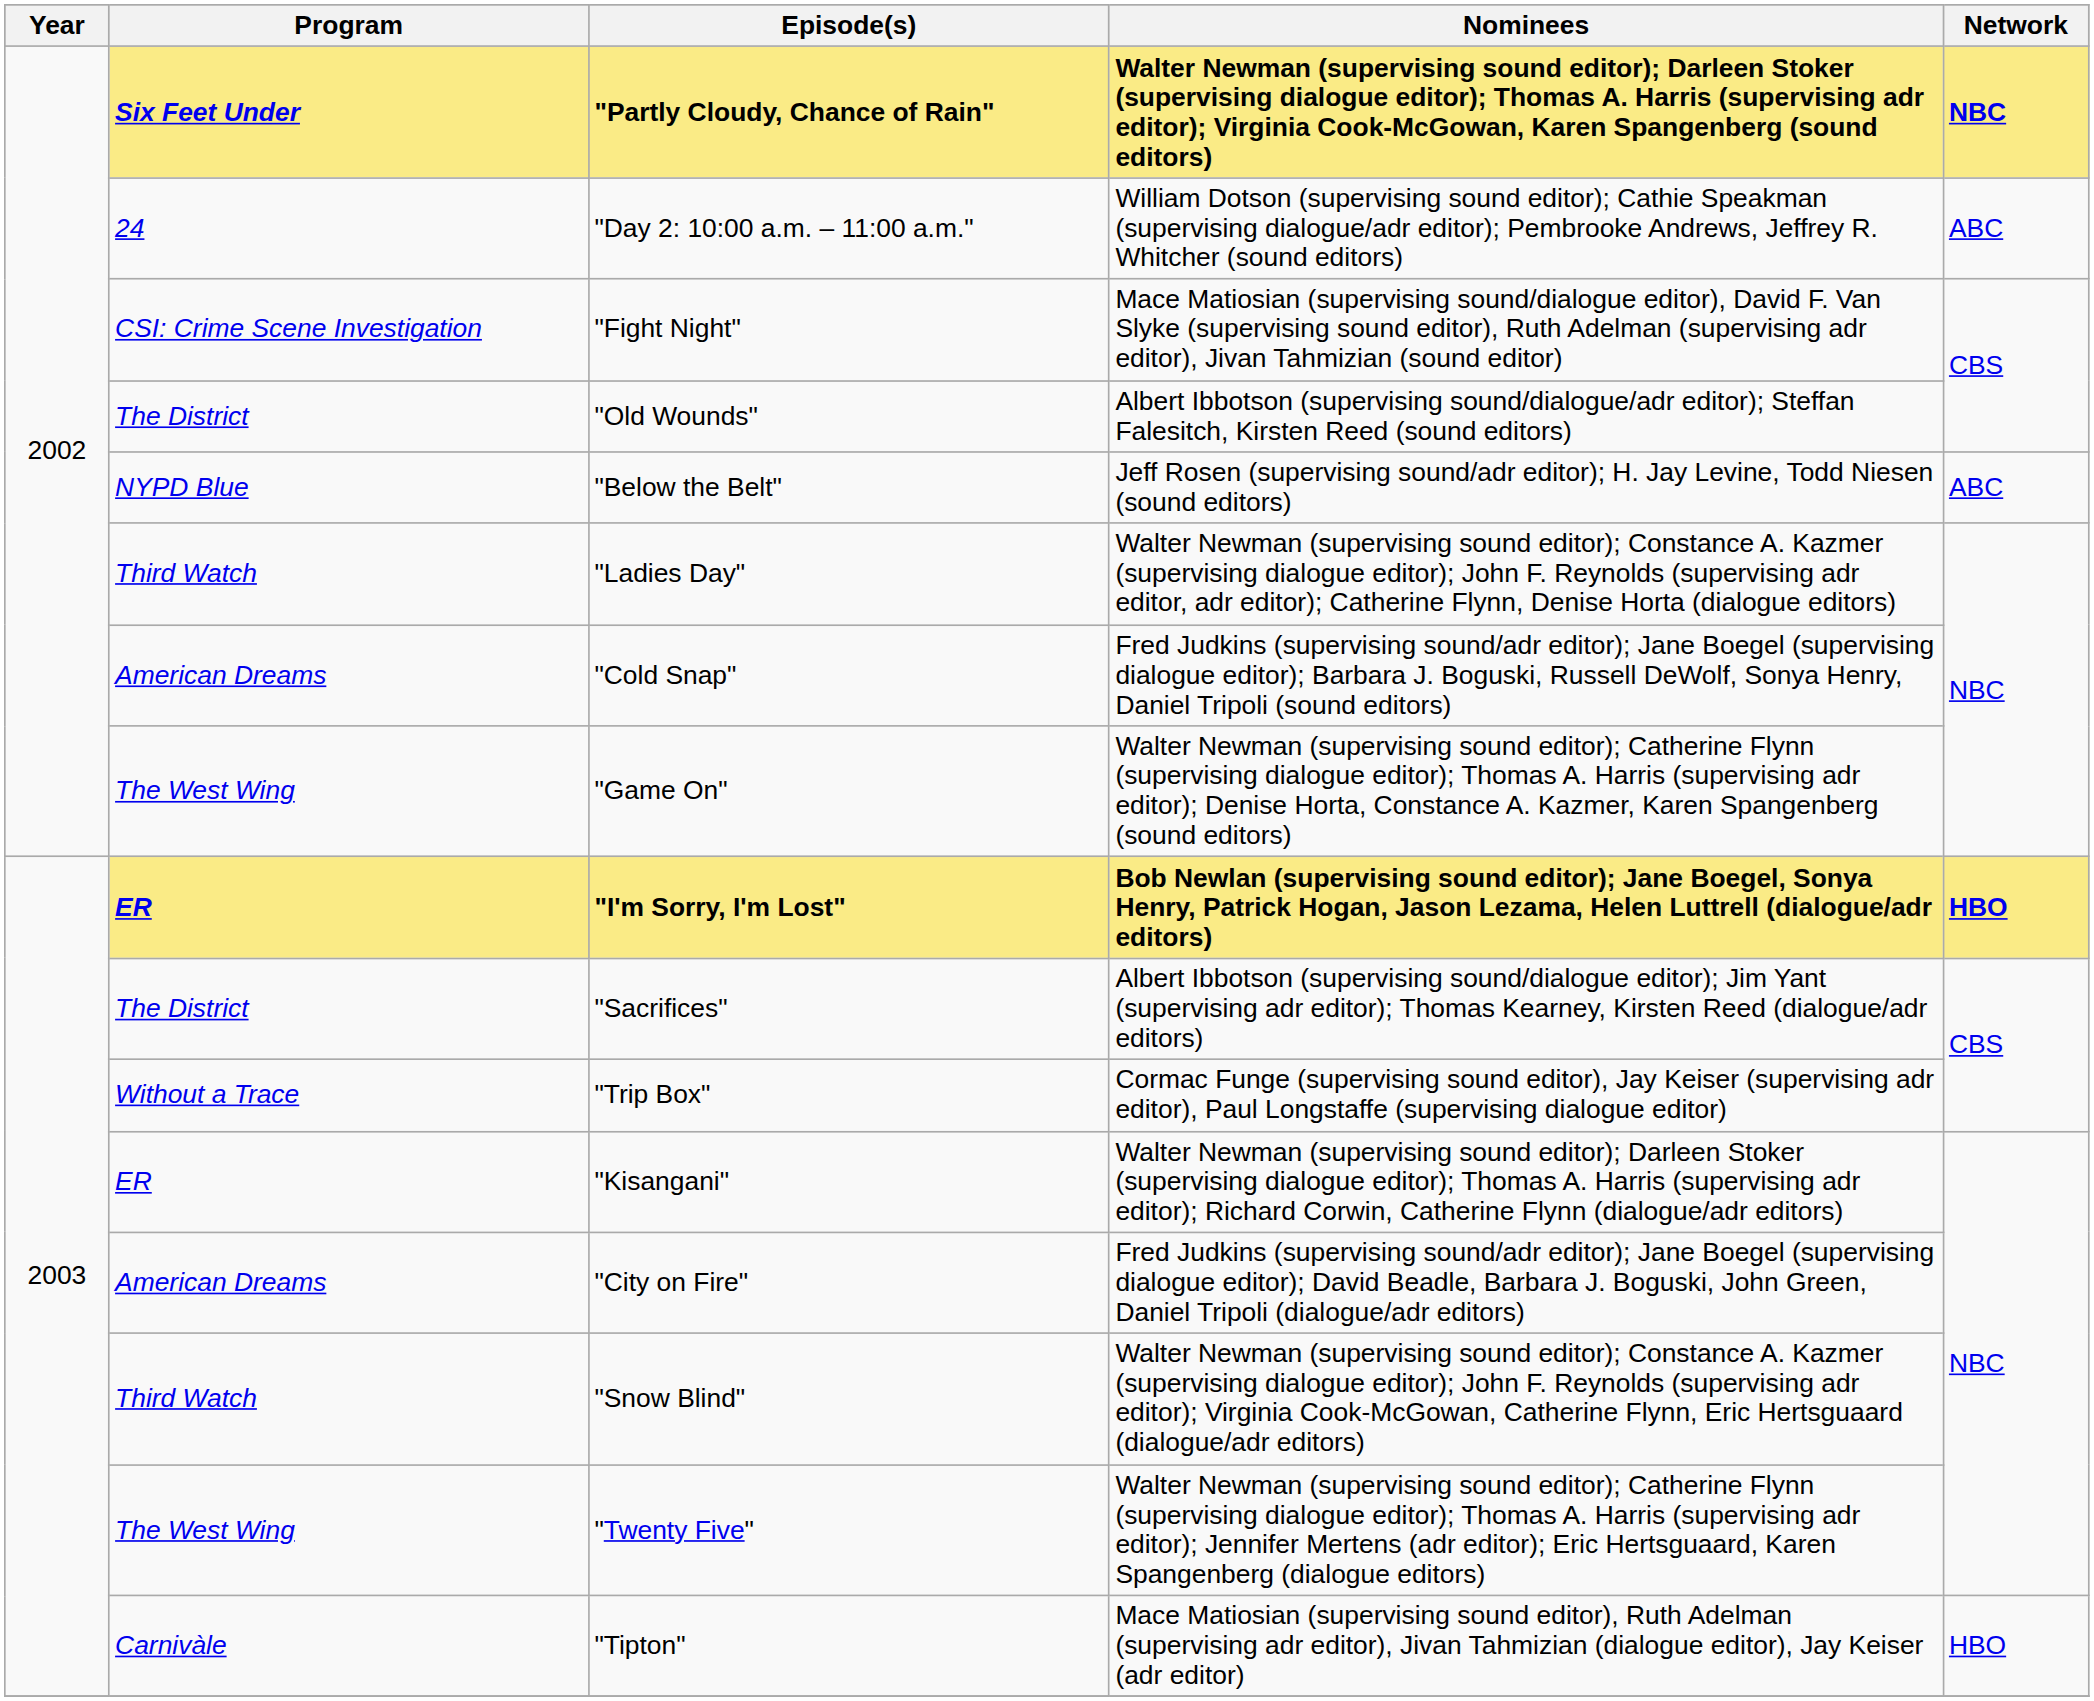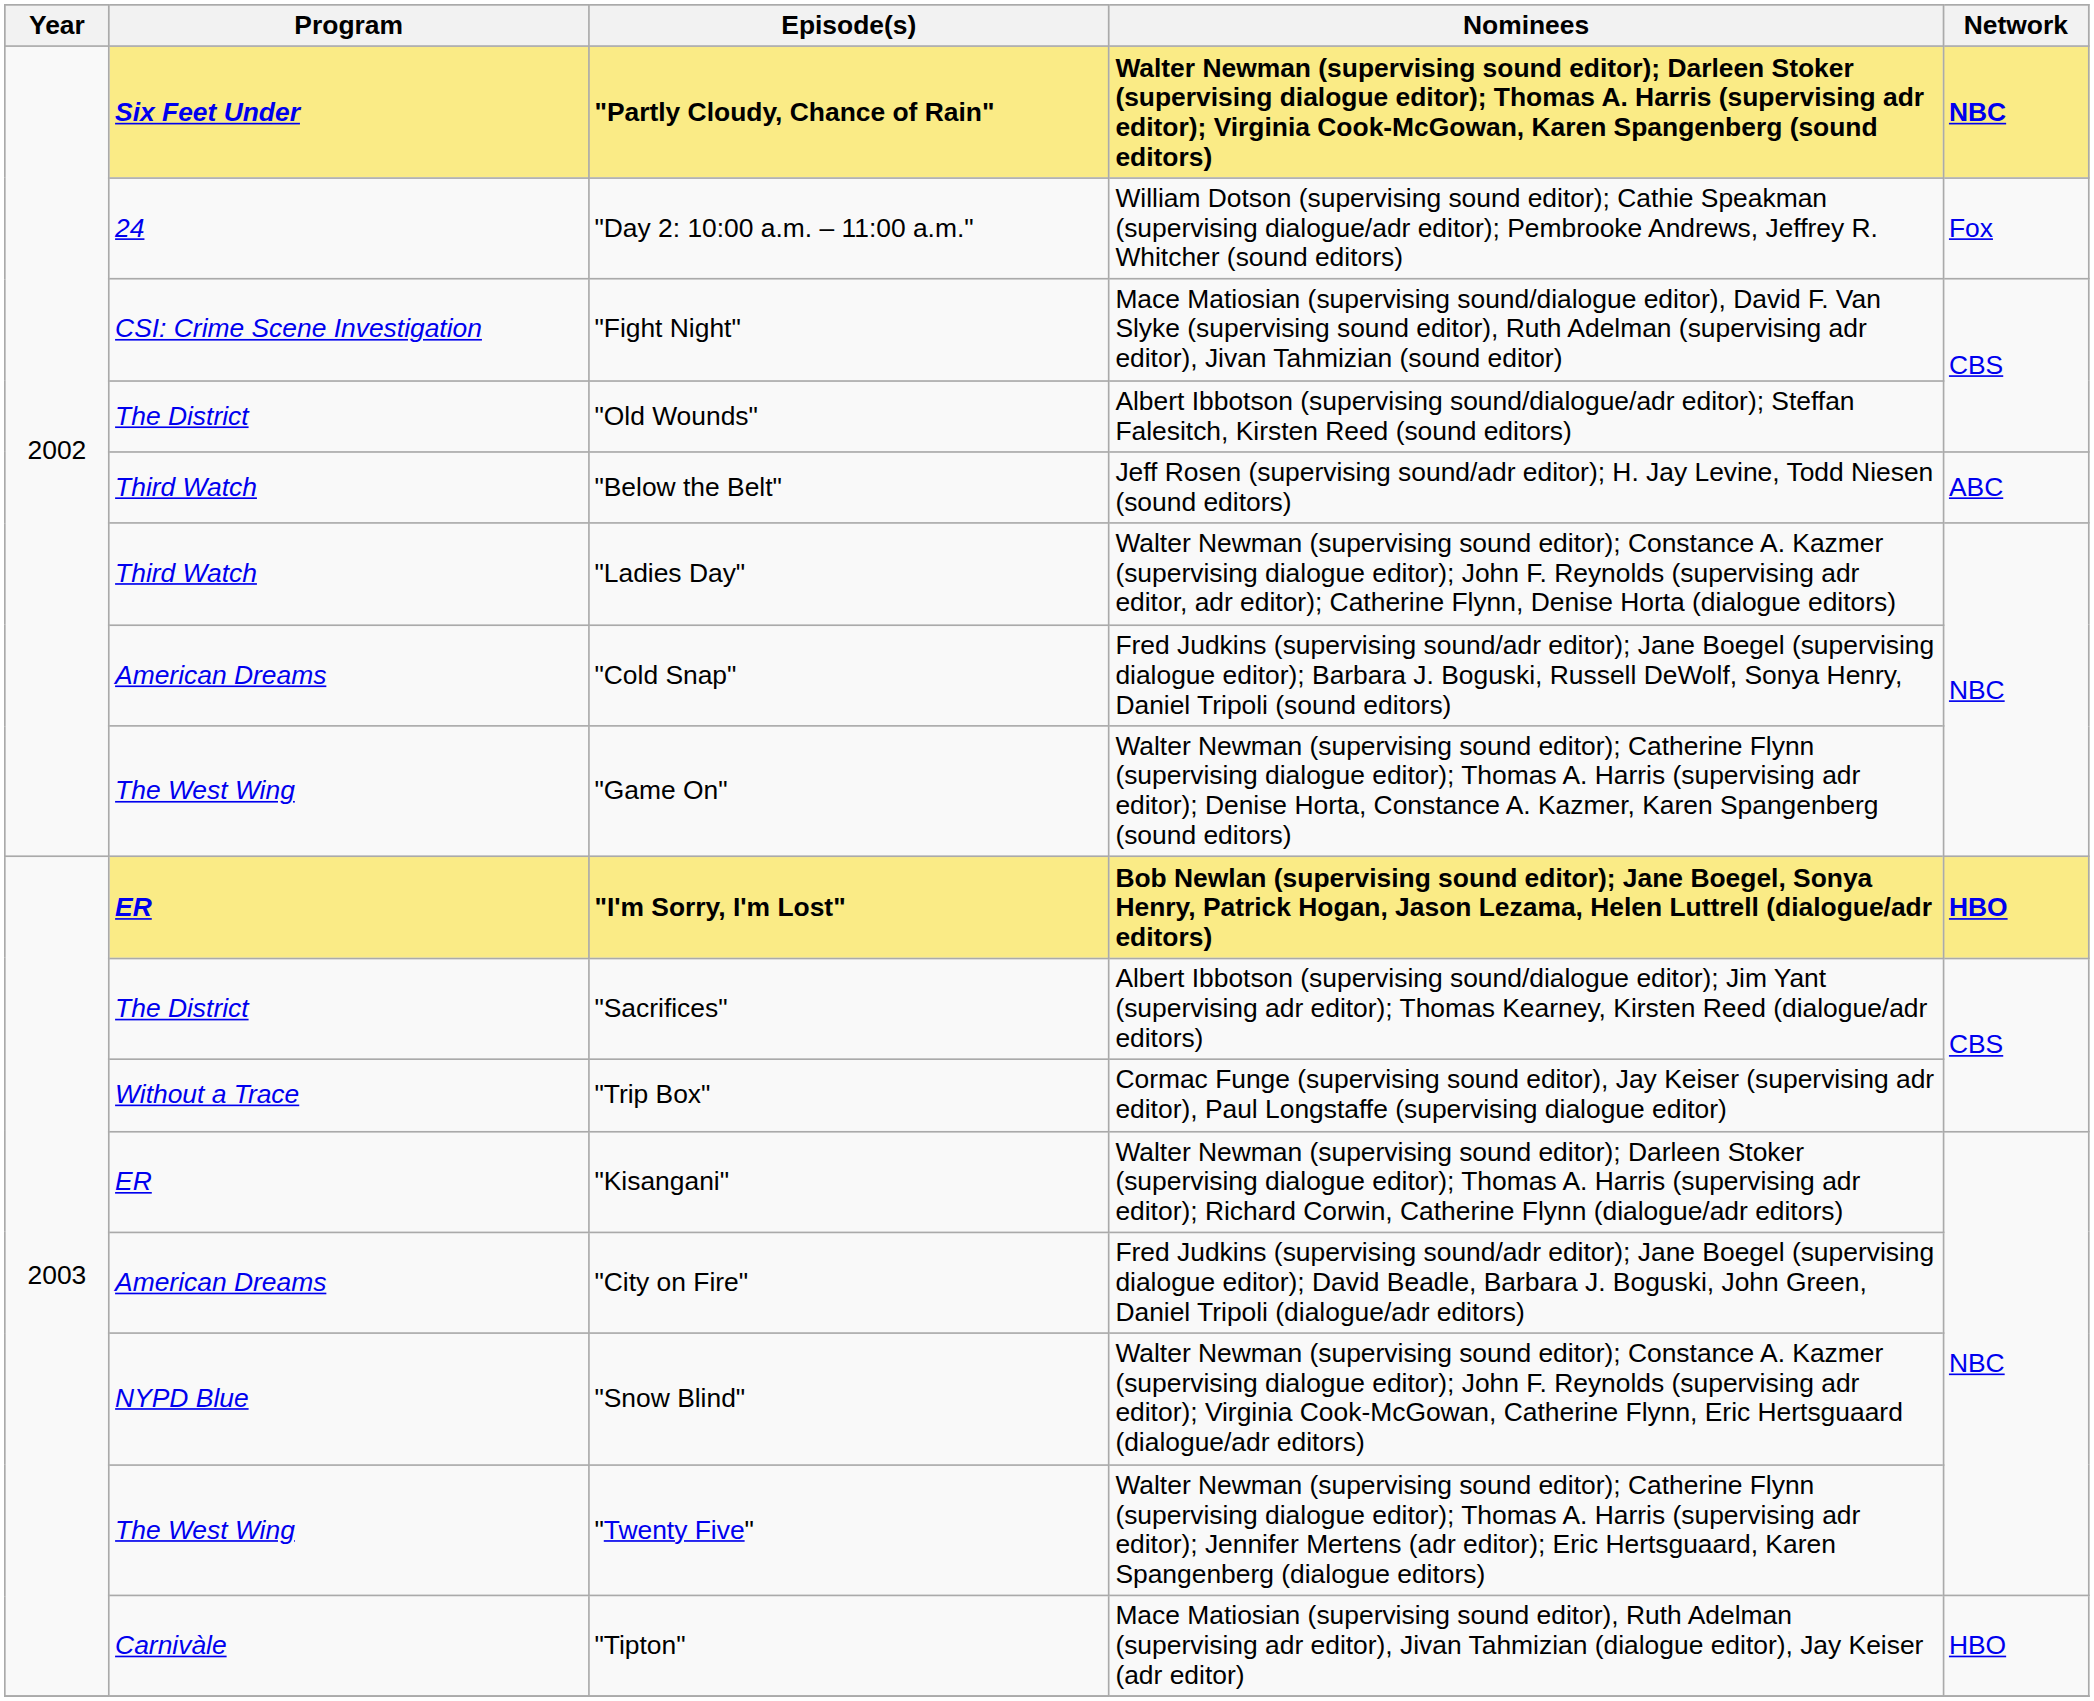(1976, 227) ABC -> (1971, 227) Fox
(182, 487) NYPD Blue -> (186, 487) Third Watch
(186, 1398) Third Watch -> (182, 1398) NYPD Blue
